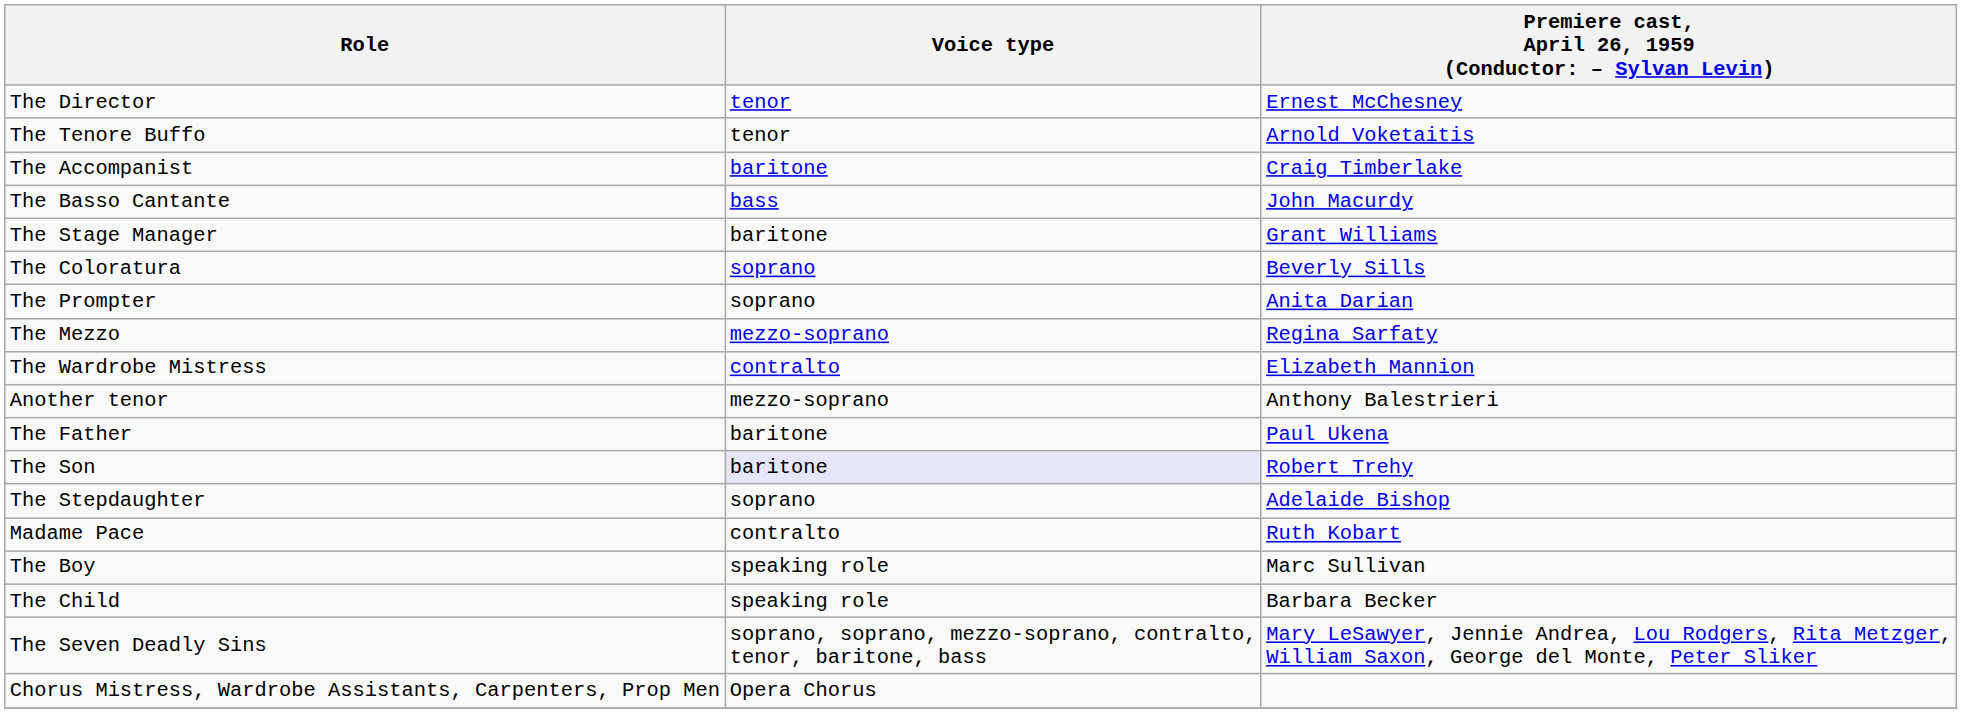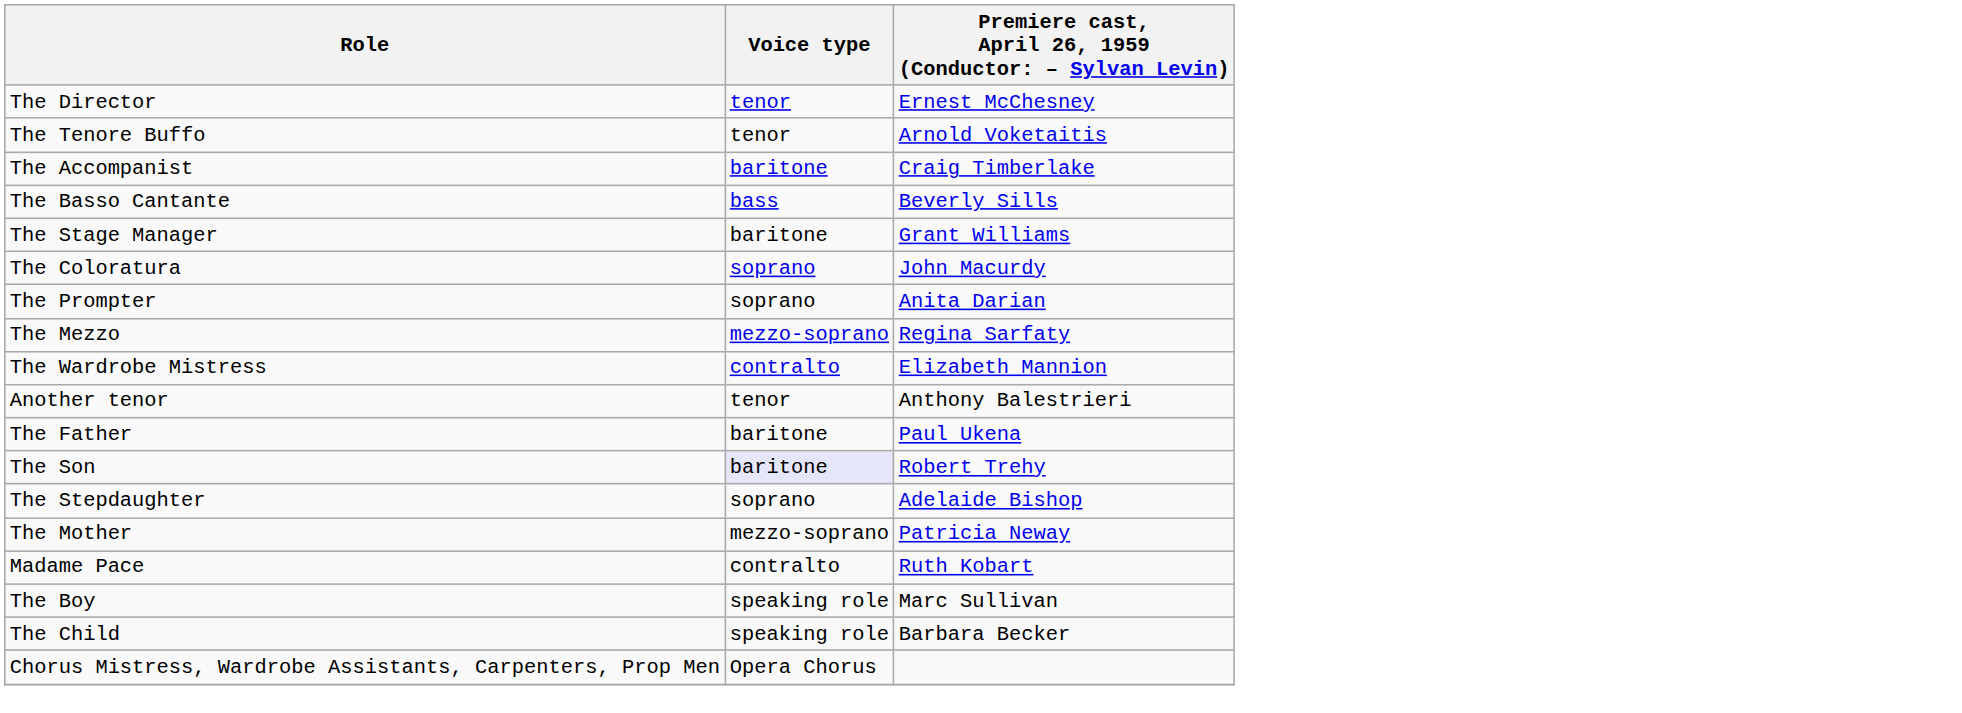(1340, 202) John Macurdy -> (978, 202) Beverly Sills
(1346, 268) Beverly Sills -> (972, 268) John Macurdy
(809, 401) mezzo-soprano -> (760, 401) tenor
+ row: (71, 534)
- row: (138, 646)
